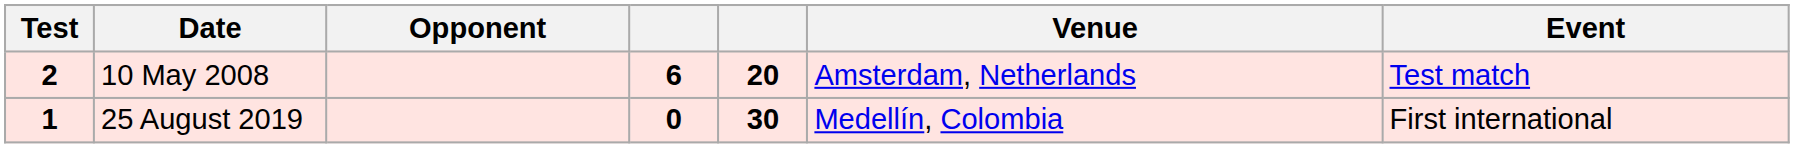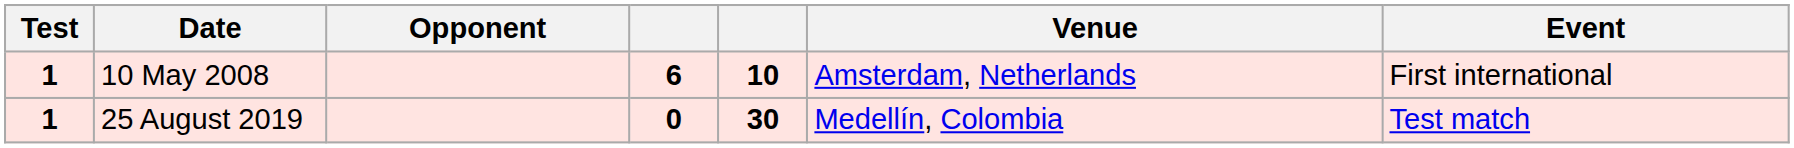(50, 74) 2 -> (50, 74) 1
(763, 74) 20 -> (763, 74) 10
(1460, 74) Test match -> (1501, 74) First international
(1501, 120) First international -> (1460, 120) Test match
